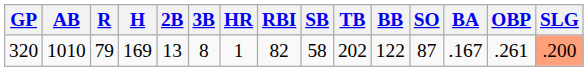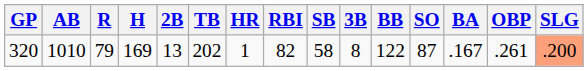columns swapped: (204, 19) <-> (352, 19)
